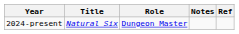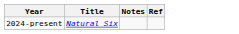- column: (154, 11)
